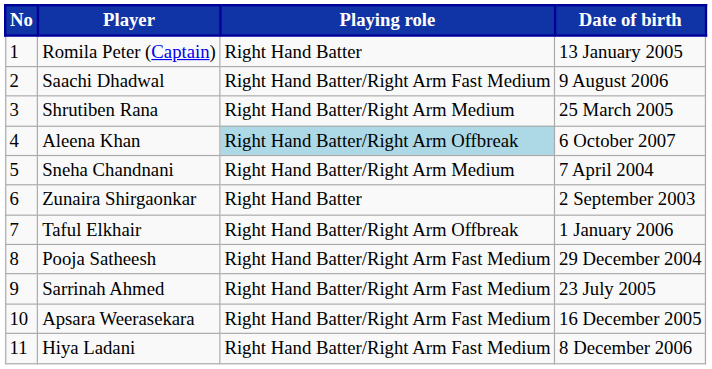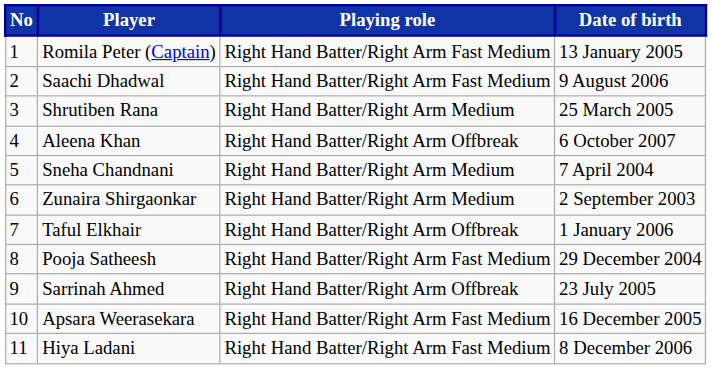(293, 51) Right Hand Batter -> (387, 51) Right Hand Batter/Right Arm Fast Medium
(371, 140) lightblue background -> (371, 140) no background
(293, 199) Right Hand Batter -> (370, 199) Right Hand Batter/Right Arm Medium
(387, 288) Right Hand Batter/Right Arm Fast Medium -> (371, 288) Right Hand Batter/Right Arm Offbreak
